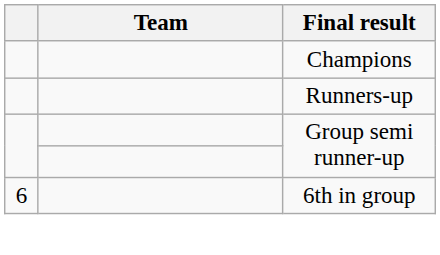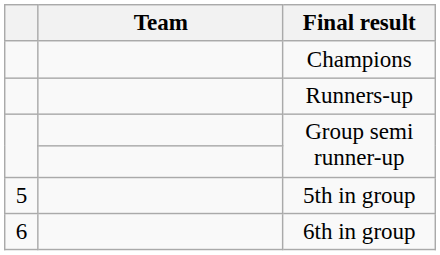+ row: (22, 194)
